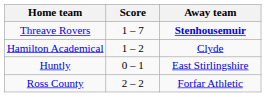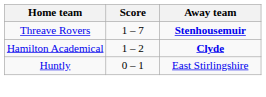(210, 48) normal -> (210, 48) bold
- row: (55, 83)
